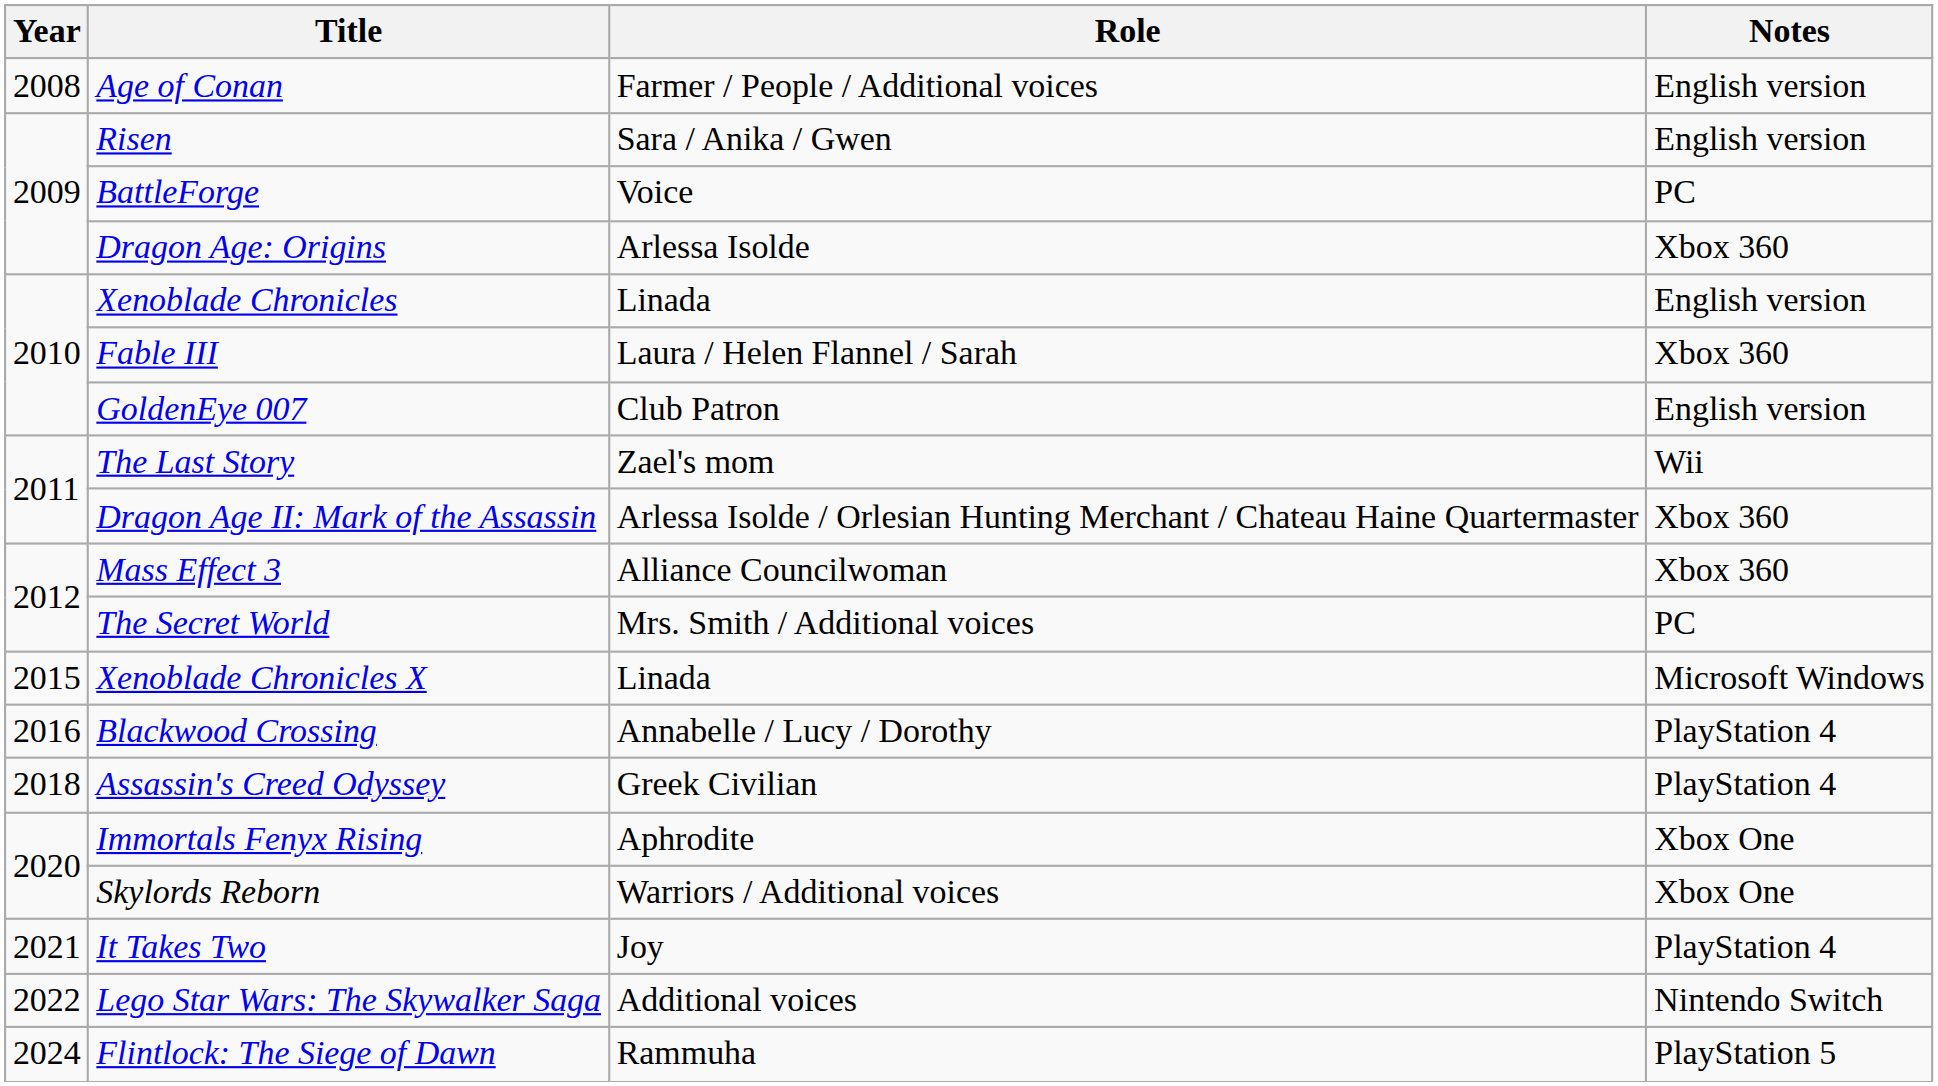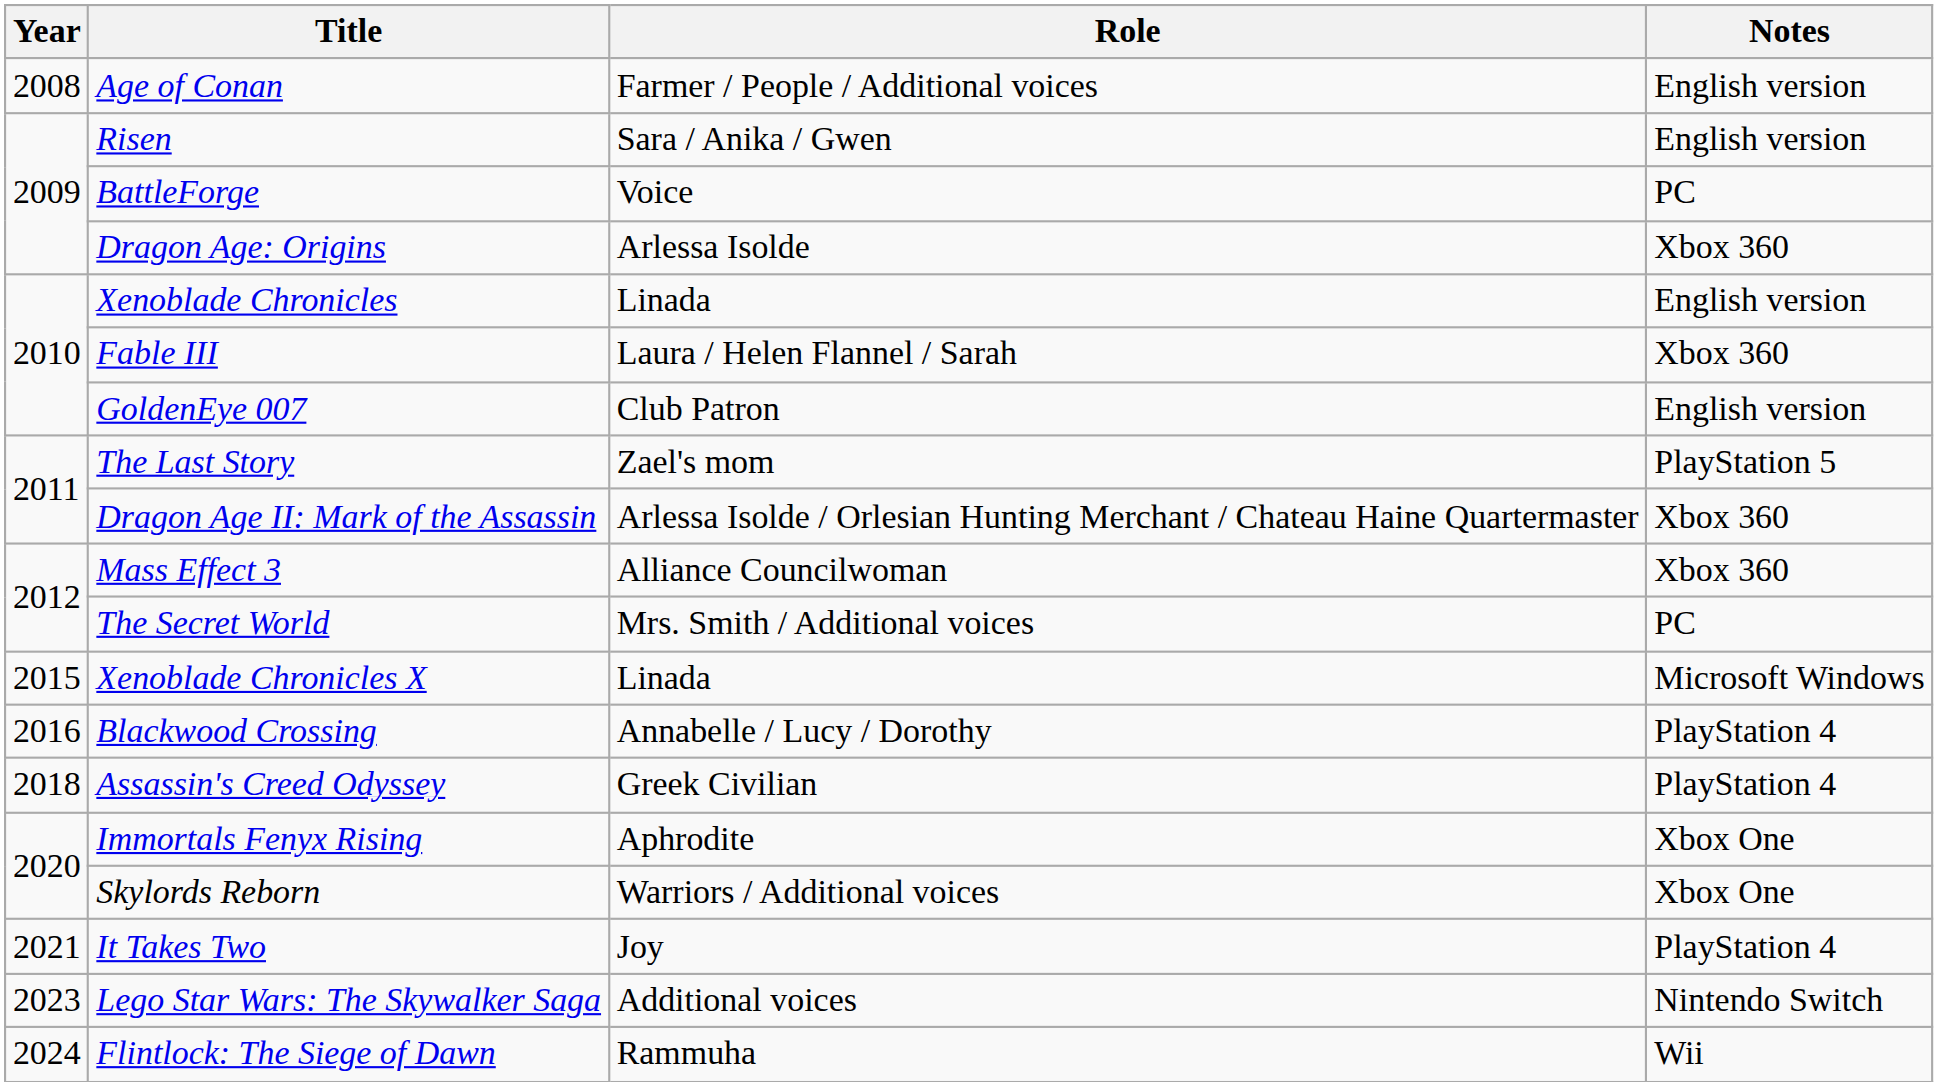(1679, 461) Wii -> (1745, 461) PlayStation 5
(47, 999) 2022 -> (47, 999) 2023
(1745, 1053) PlayStation 5 -> (1679, 1053) Wii
